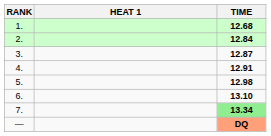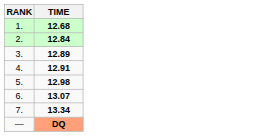- column: (126, 12)
(241, 54) 12.87 -> (59, 54) 12.89
(241, 96) 13.10 -> (59, 96) 13.07
(241, 110) lightgreen background -> (59, 110) no background
